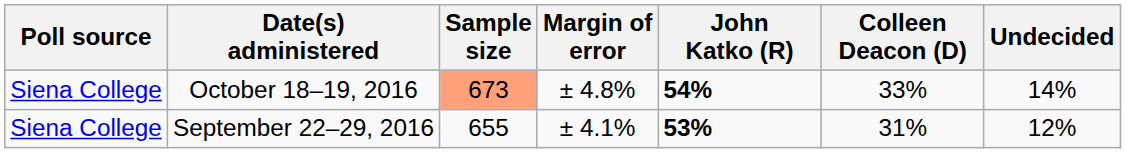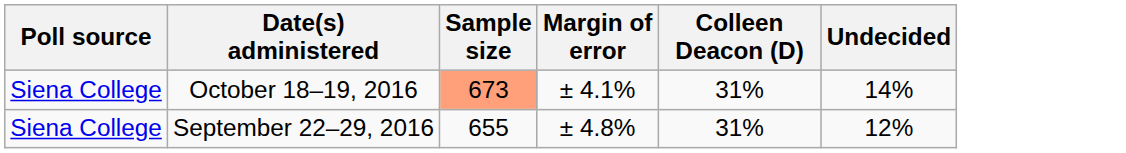- column: (740, 37)
(598, 89) ± 4.8% -> (598, 89) ± 4.1%
(903, 89) 33% -> (740, 89) 31%
(598, 128) ± 4.1% -> (598, 128) ± 4.8%
